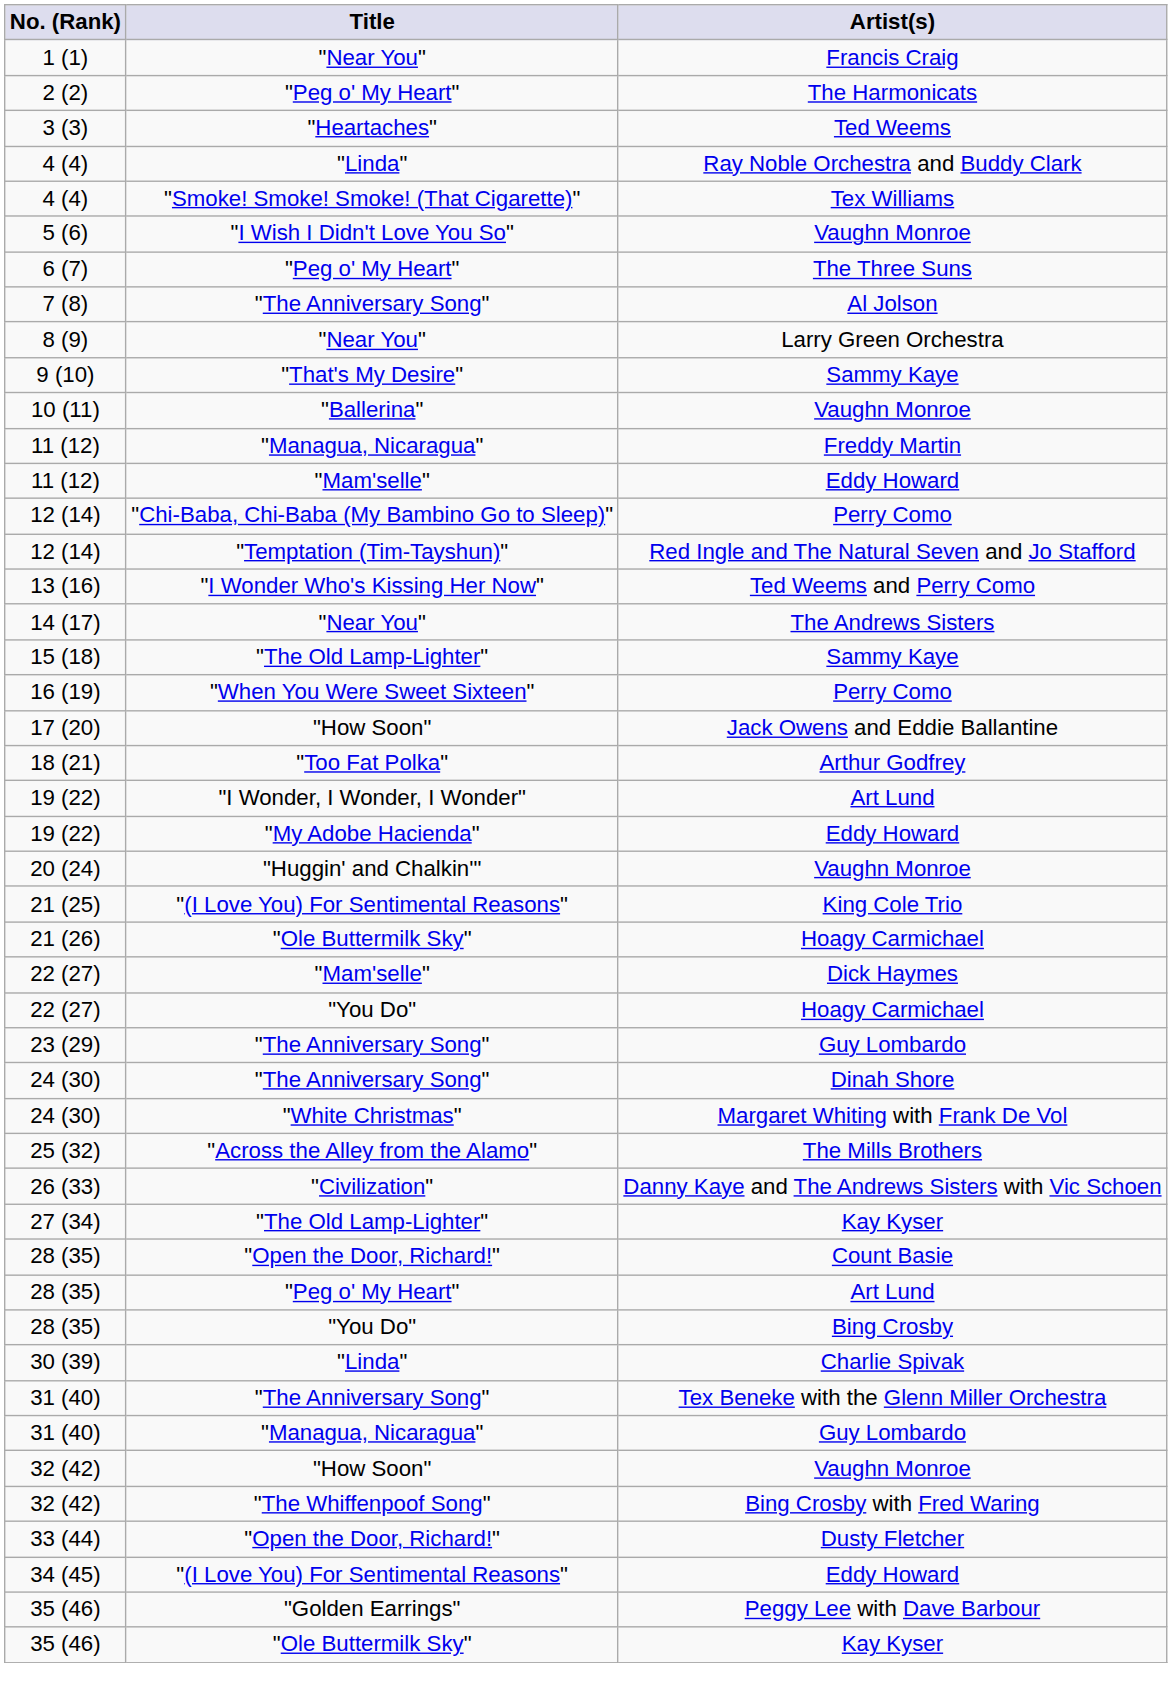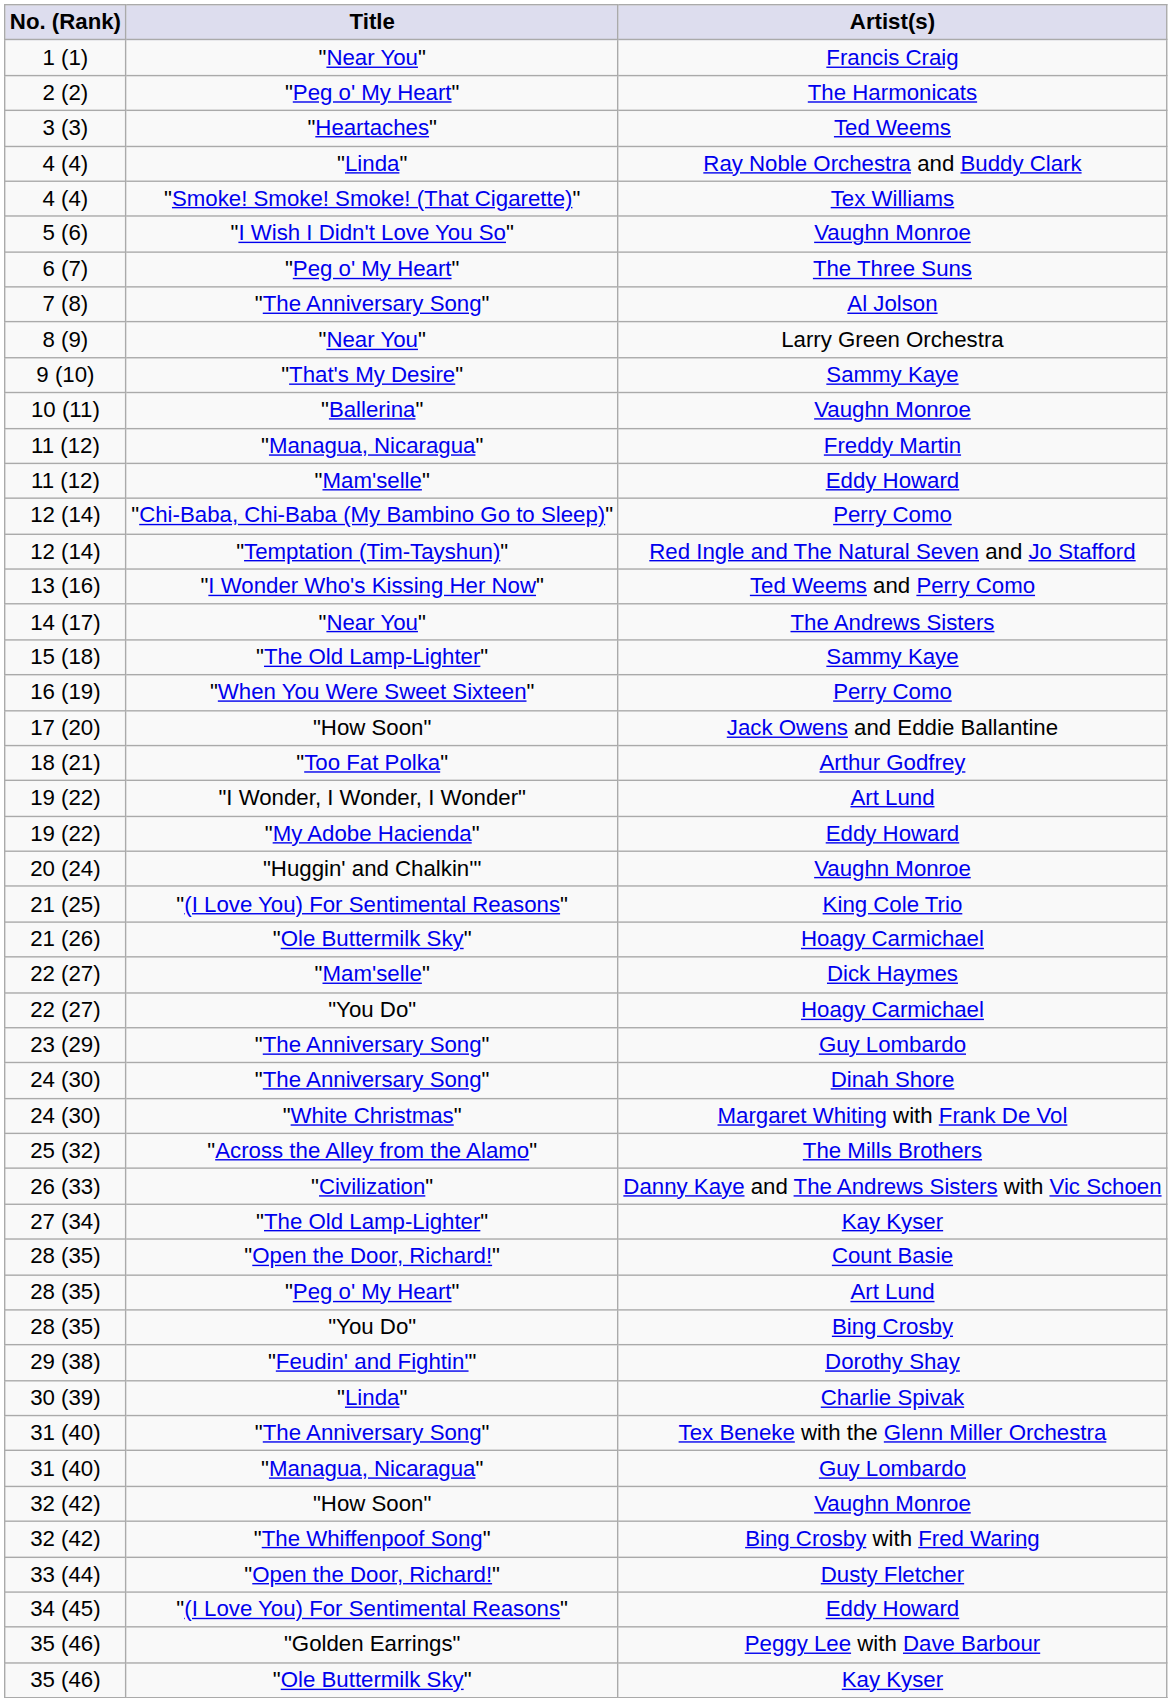+ row: (65, 1362)
